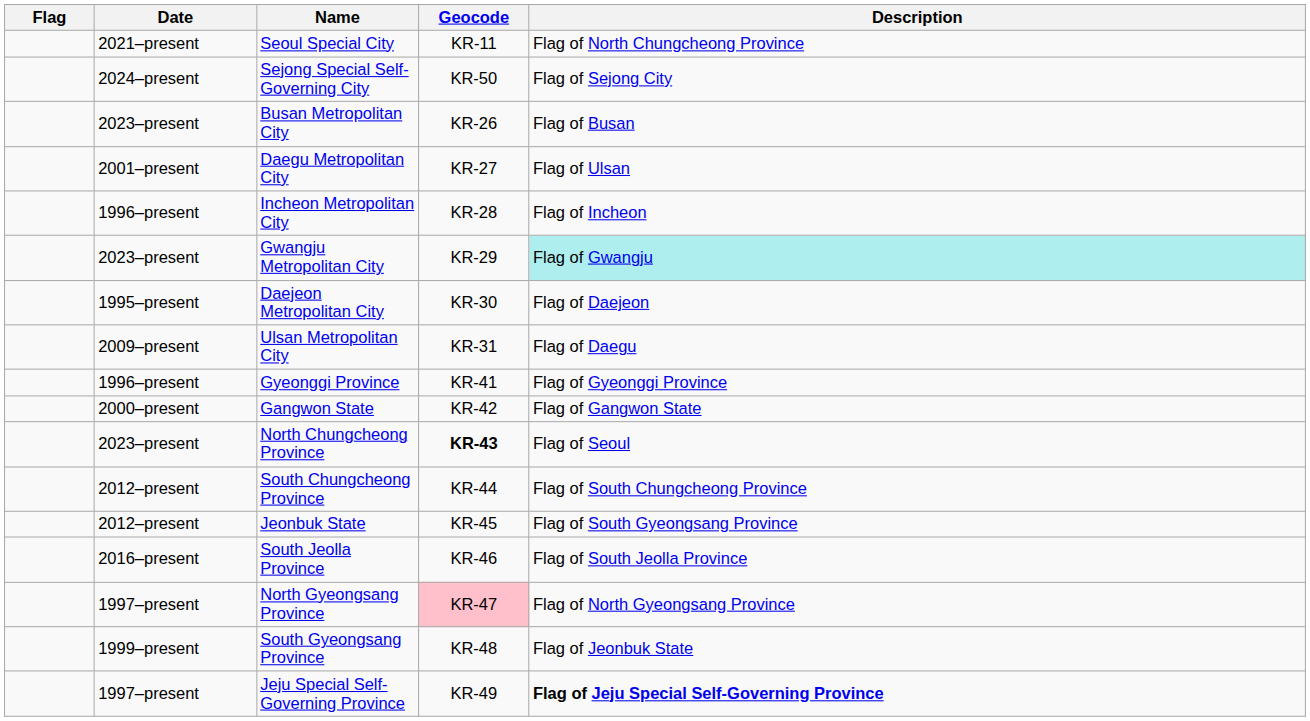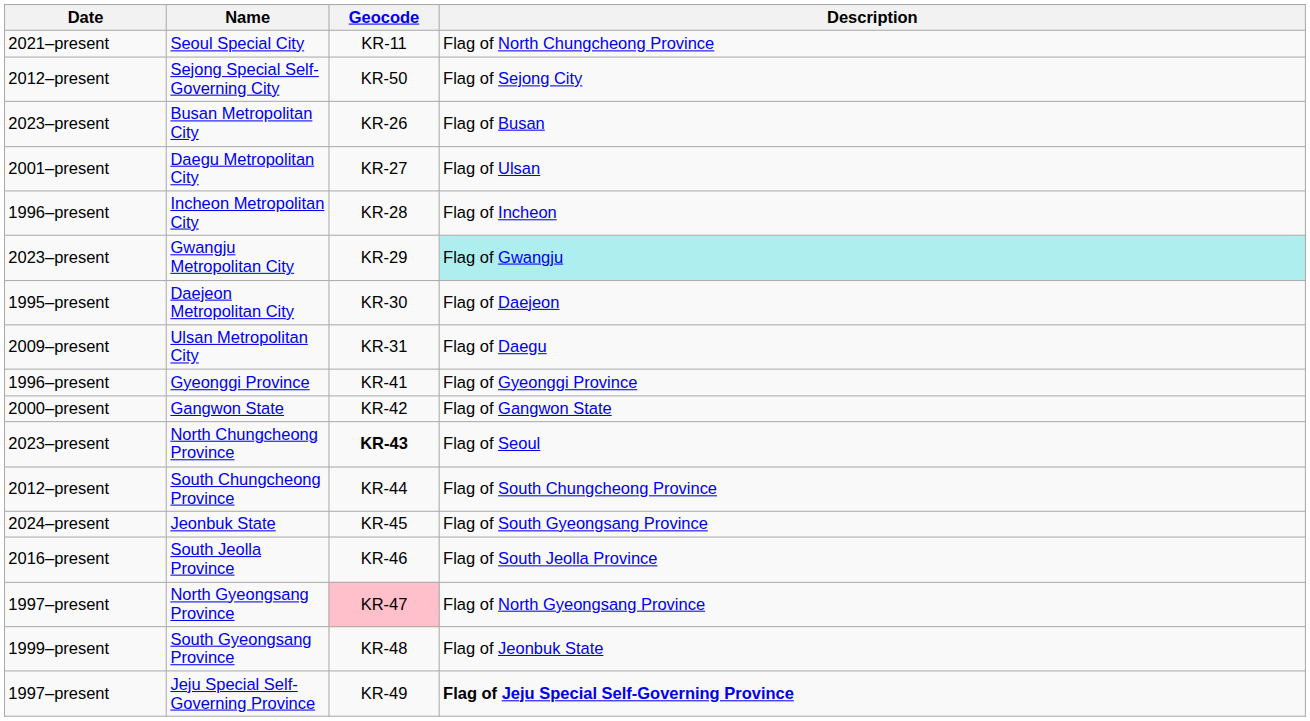- column: (49, 17)
(149, 79) 2024–present -> (59, 79) 2012–present
(149, 524) 2012–present -> (59, 524) 2024–present
